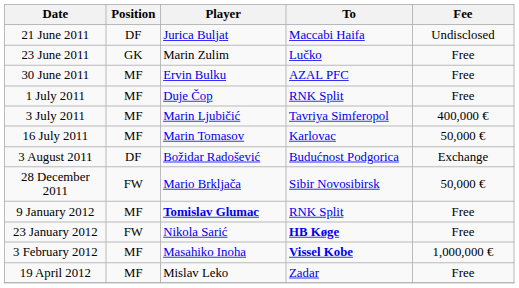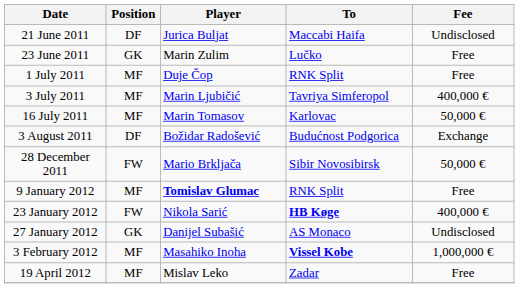- row: (55, 75)
(463, 232) Free -> (463, 211) 400,000 €
+ row: (55, 232)
